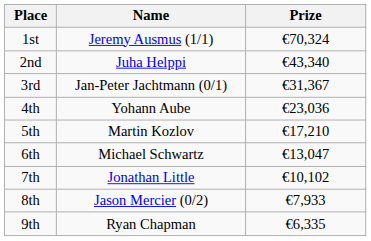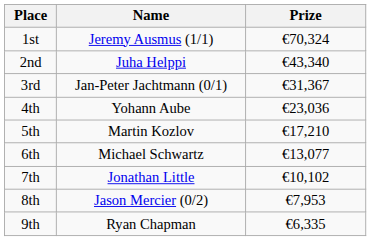(306, 154) €13,047 -> (306, 154) €13,077
(306, 200) €7,933 -> (306, 200) €7,953
